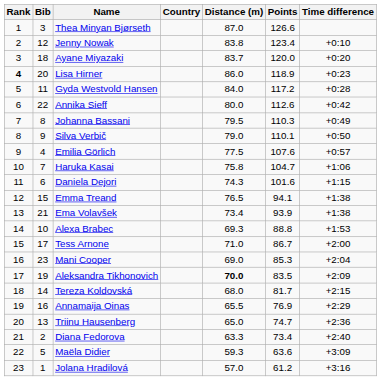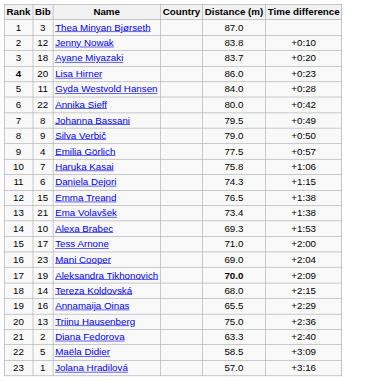- column: (283, 12)
(234, 321) 65.0 -> (234, 321) 75.0
(234, 352) 59.3 -> (234, 352) 58.5
